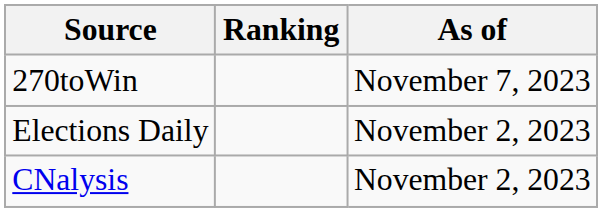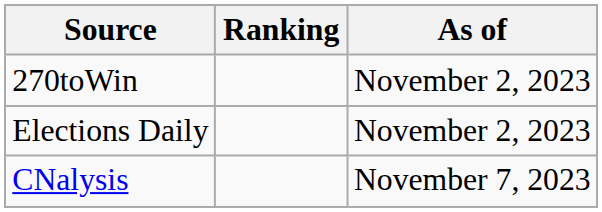(472, 79) November 7, 2023 -> (472, 79) November 2, 2023
(472, 180) November 2, 2023 -> (472, 180) November 7, 2023
